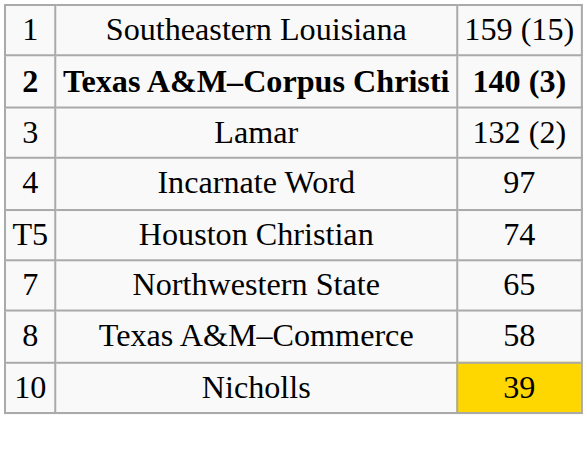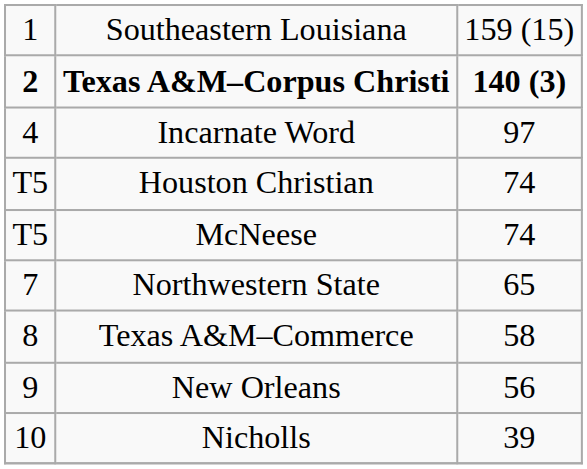- row: (256, 132)
+ row: (256, 234)
+ row: (256, 387)
(519, 387) gold background -> (519, 438) no background
